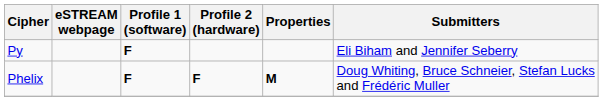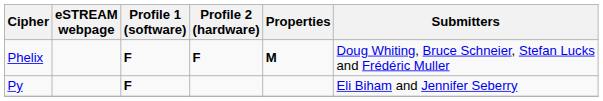rows swapped: (25, 78) <-> (15, 50)
